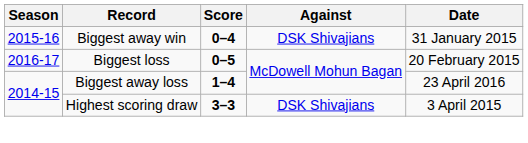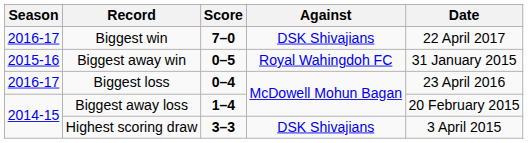+ row: (132, 37)
(223, 37) 0–4 -> (223, 60) 0–5
(326, 37) DSK Shivajians -> (326, 60) Royal Wahingdoh FC
(223, 60) 0–5 -> (223, 82) 0–4
(464, 60) 20 February 2015 -> (464, 82) 23 April 2016
(464, 82) 23 April 2016 -> (464, 104) 20 February 2015
